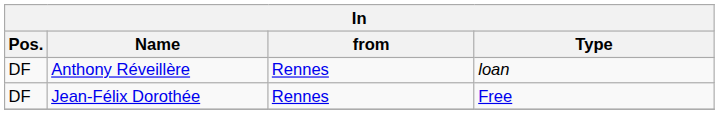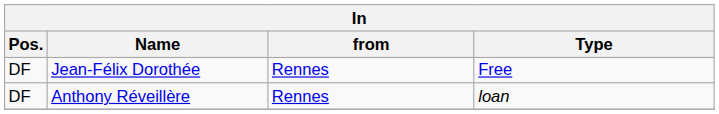rows swapped: (121, 70) <-> (126, 97)
